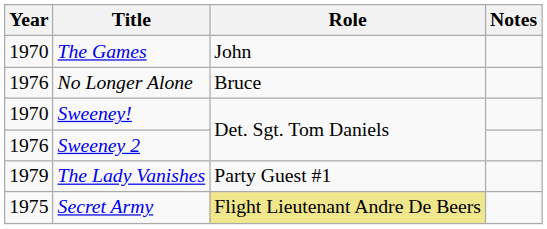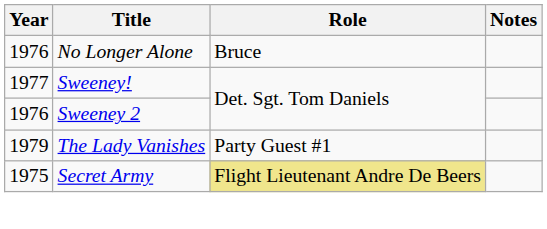- row: (102, 51)
(29, 113) 1970 -> (29, 82) 1977
